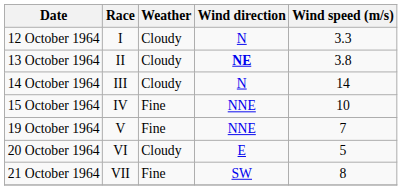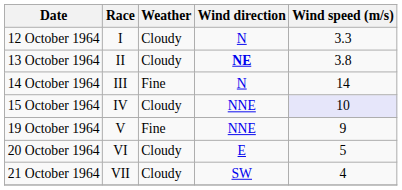(161, 83) Cloudy -> (153, 83) Fine
(153, 106) Fine -> (161, 106) Cloudy
(343, 106) no background -> (343, 106) lavender background
(343, 128) 7 -> (343, 128) 9
(153, 174) Fine -> (161, 174) Cloudy
(343, 174) 8 -> (343, 174) 4
